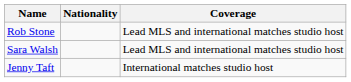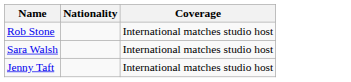(233, 31) Lead MLS and international matches studio host -> (198, 31) International matches studio host
(233, 49) Lead MLS and international matches studio host -> (198, 49) International matches studio host
